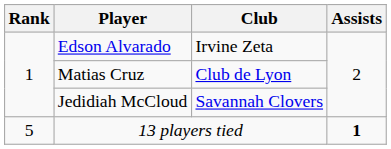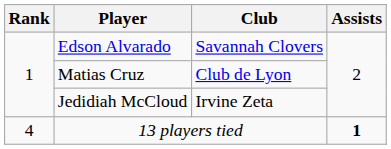(234, 46) Irvine Zeta -> (259, 46) Savannah Clovers
(259, 102) Savannah Clovers -> (234, 102) Irvine Zeta
(29, 130) 5 -> (29, 130) 4
